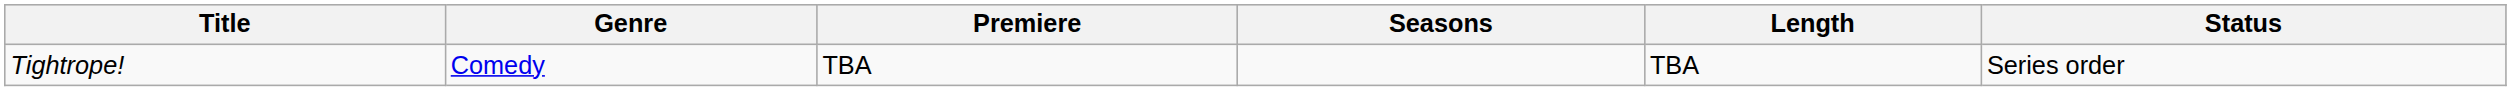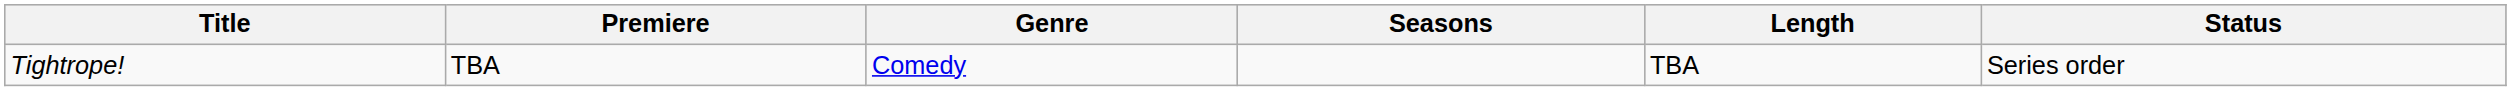columns swapped: (631, 24) <-> (1027, 24)
